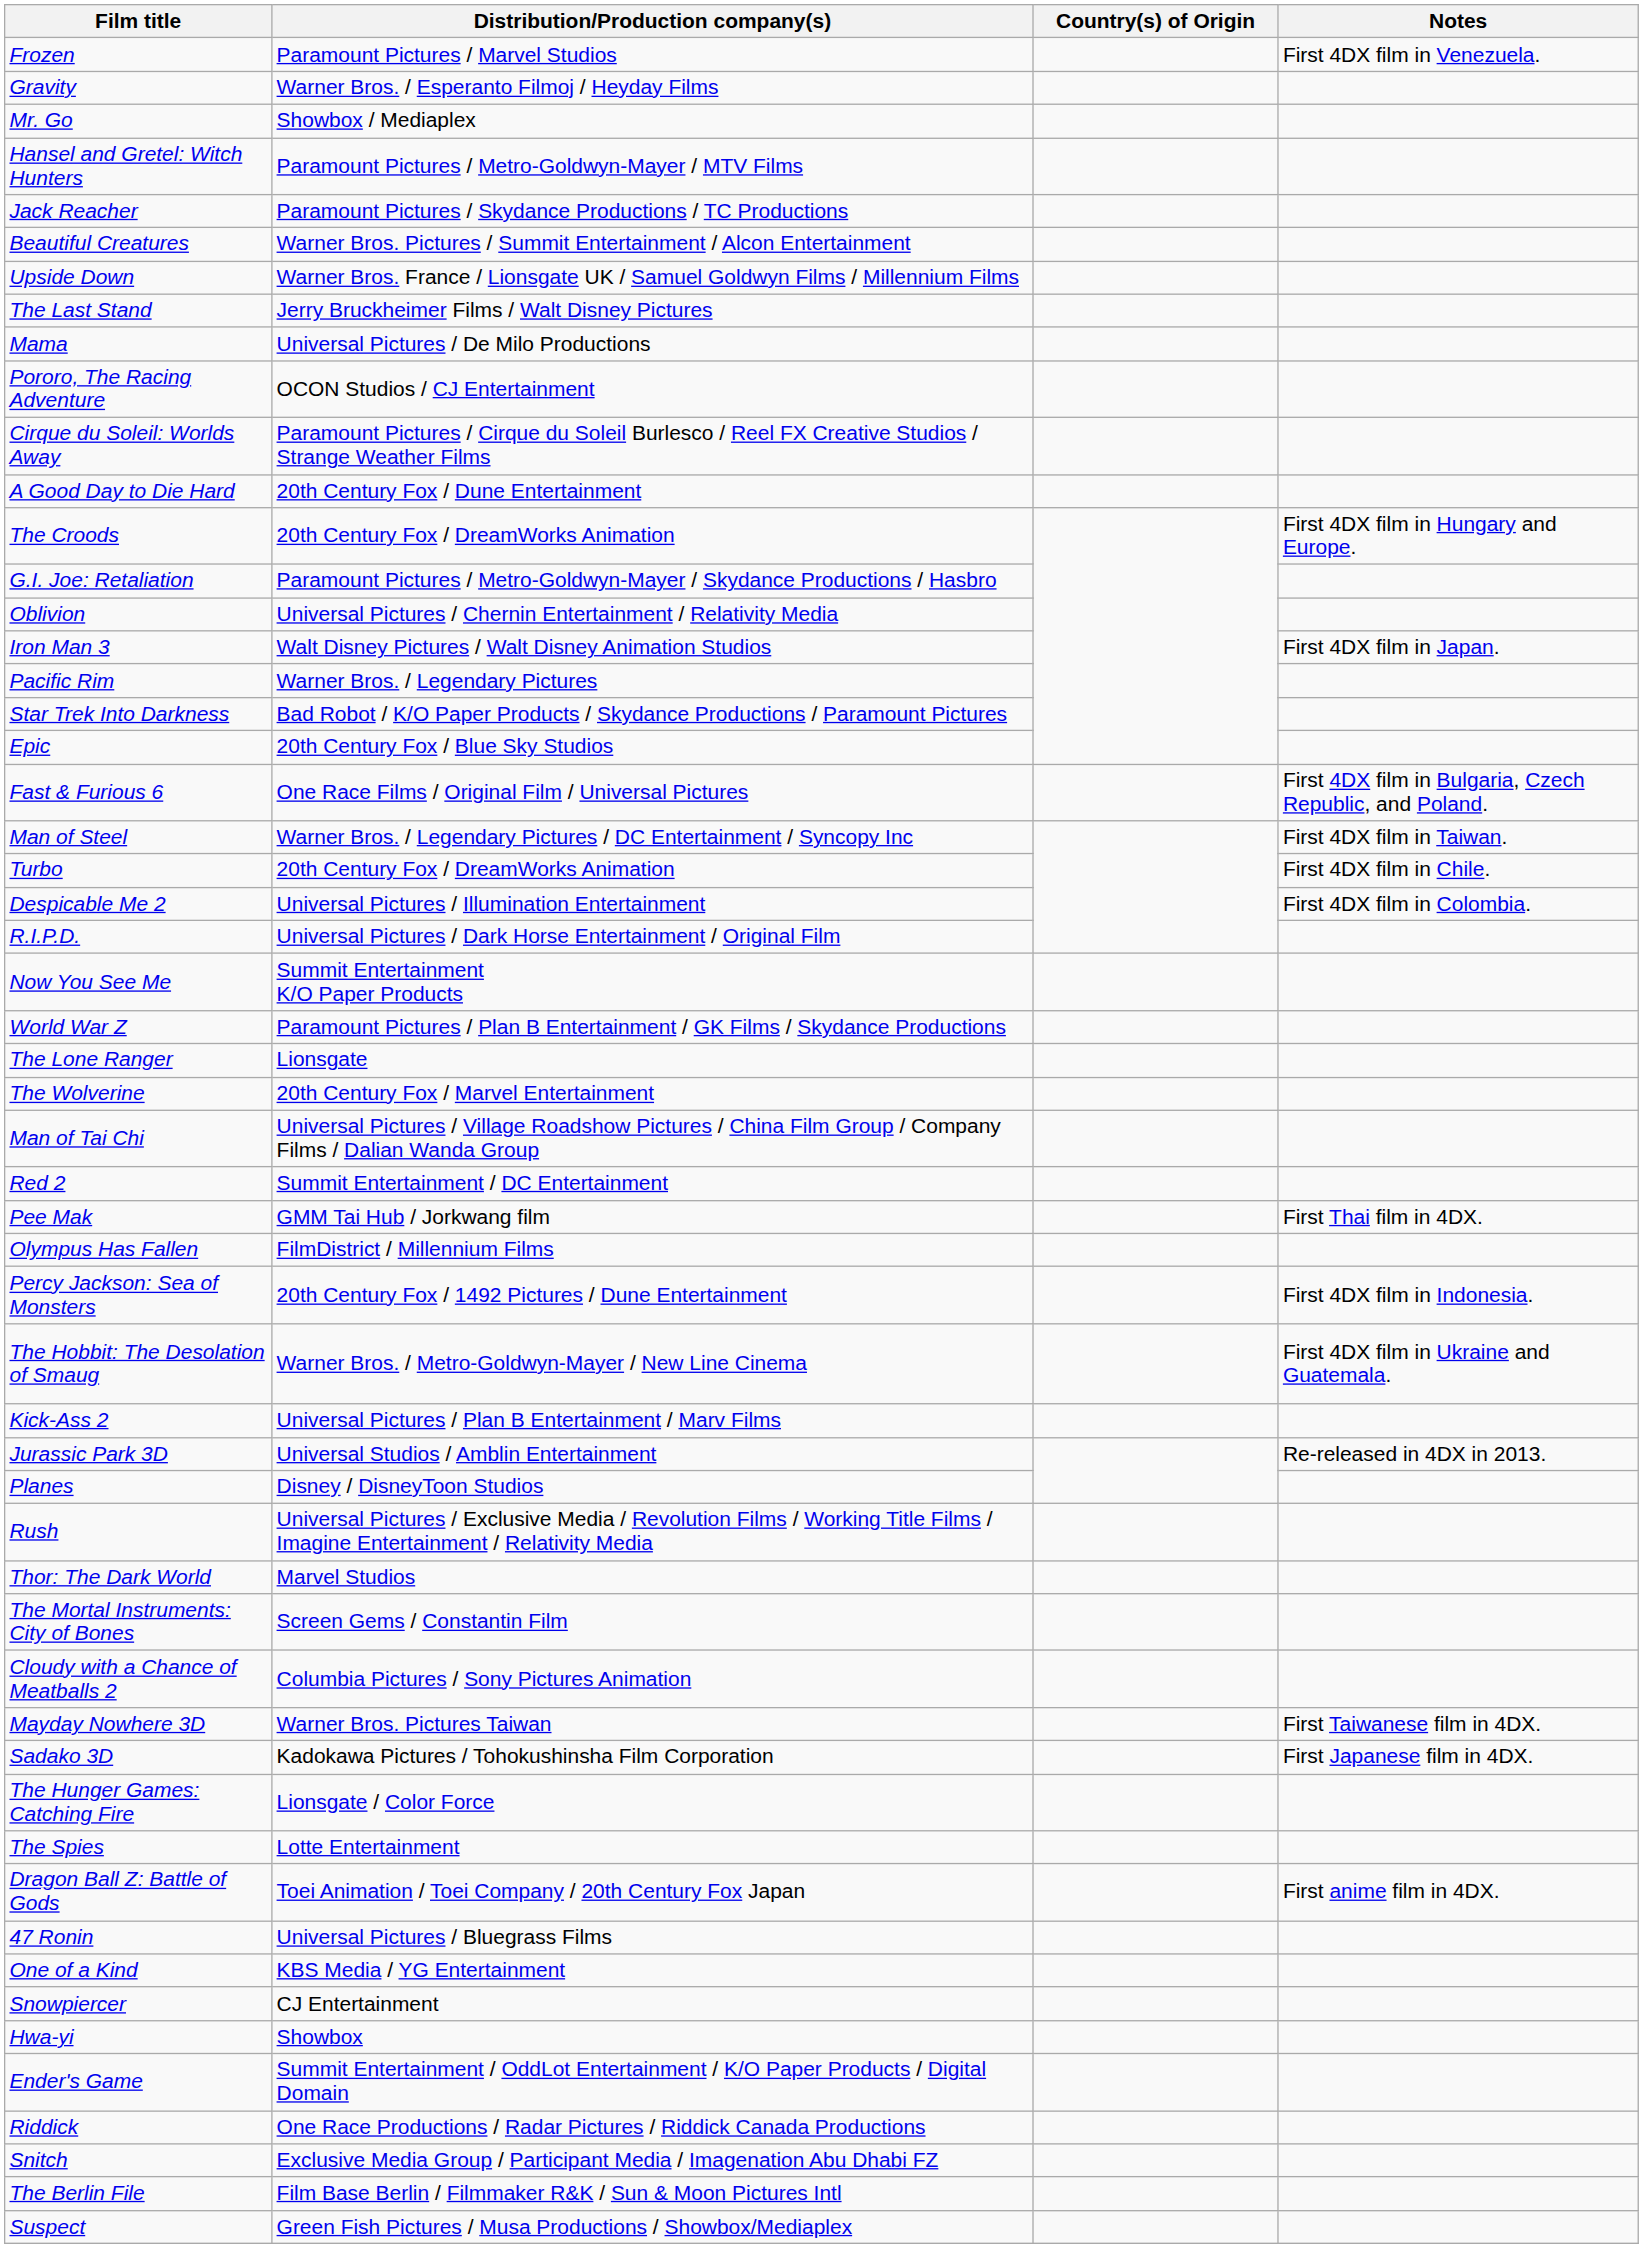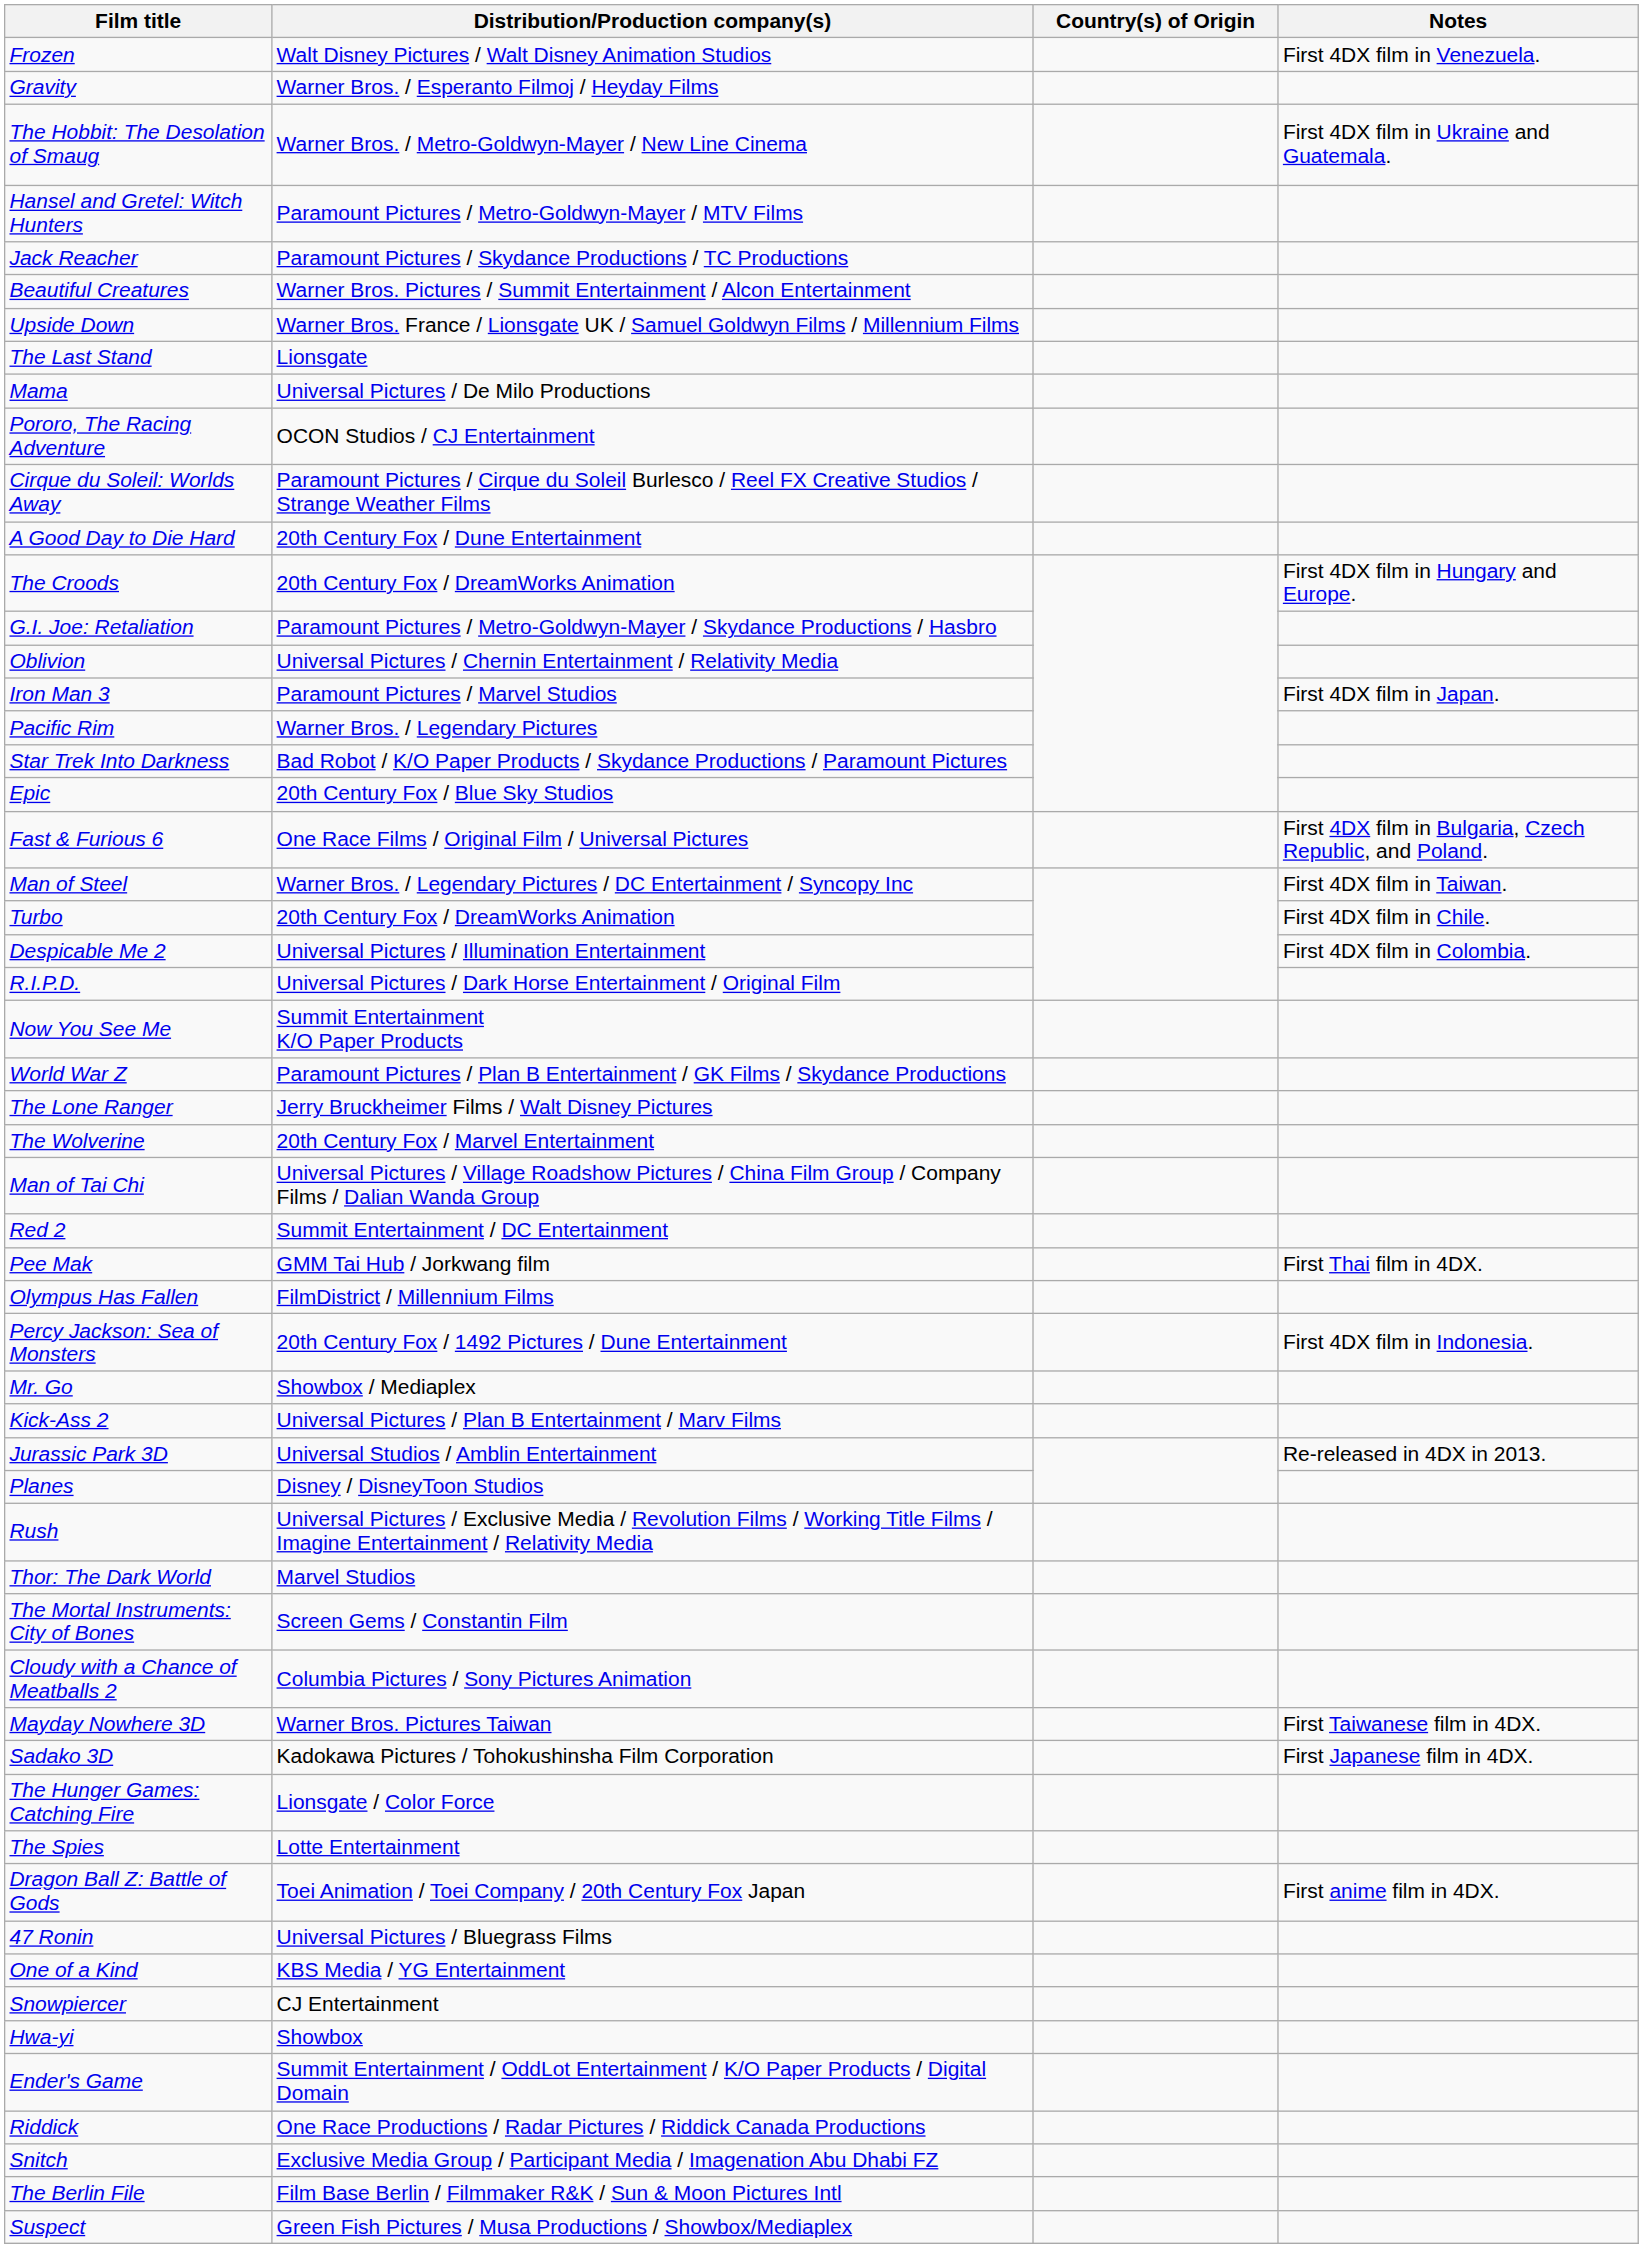(447, 54) Paramount Pictures / Marvel Studios -> (524, 54) Walt Disney Pictures / Walt Disney Animation Studios
rows swapped: (137, 1363) <-> (41, 120)
(495, 310) Jerry Bruckheimer Films / Walt Disney Pictures -> (322, 357) Lionsgate
(524, 647) Walt Disney Pictures / Walt Disney Animation Studios -> (447, 694) Paramount Pictures / Marvel Studios
(322, 1060) Lionsgate -> (495, 1107) Jerry Bruckheimer Films / Walt Disney Pictures
